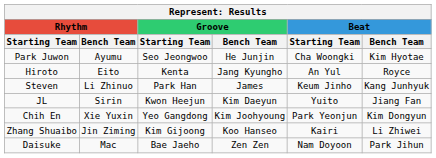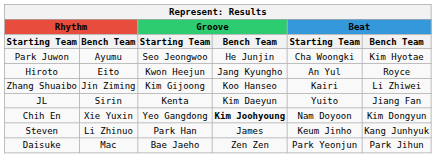(175, 71) Kenta -> (175, 71) Kwon Heejun
rows swapped: (42, 130) <-> (42, 86)
(175, 101) Kwon Heejun -> (175, 101) Kenta
(250, 116) normal -> (250, 116) bold
(325, 116) Park Yeonjun -> (325, 116) Nam Doyoon
(325, 145) Nam Doyoon -> (325, 145) Park Yeonjun
